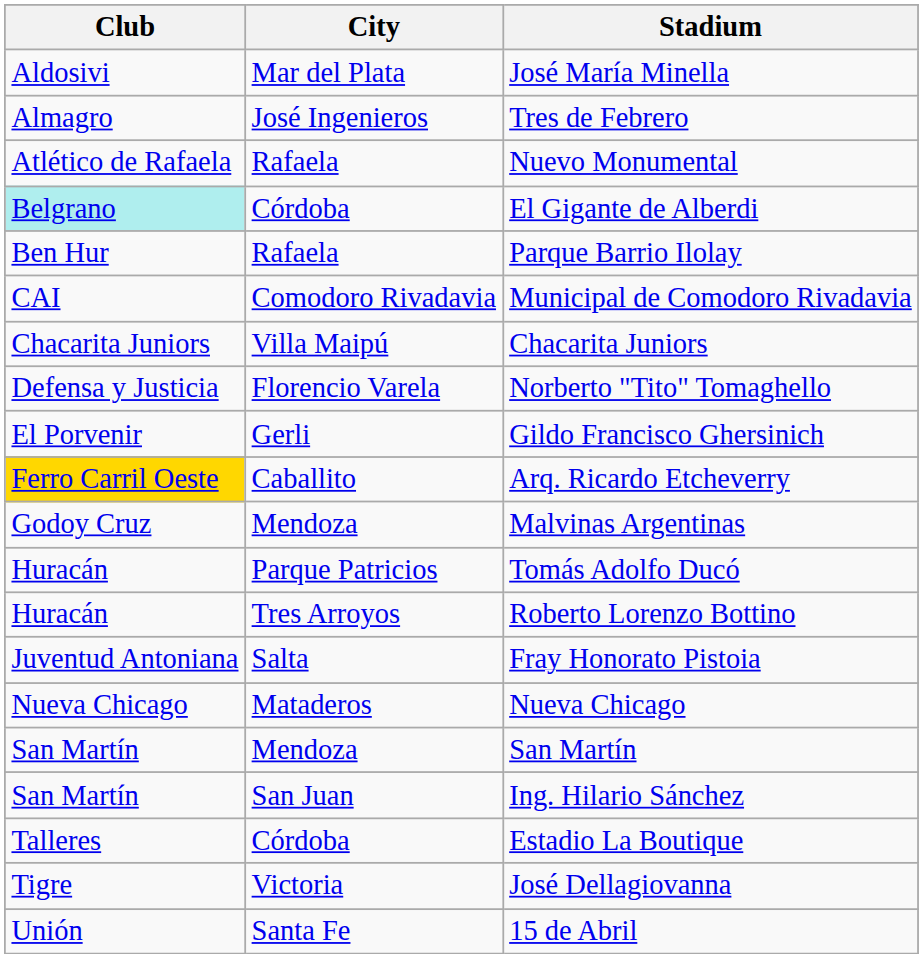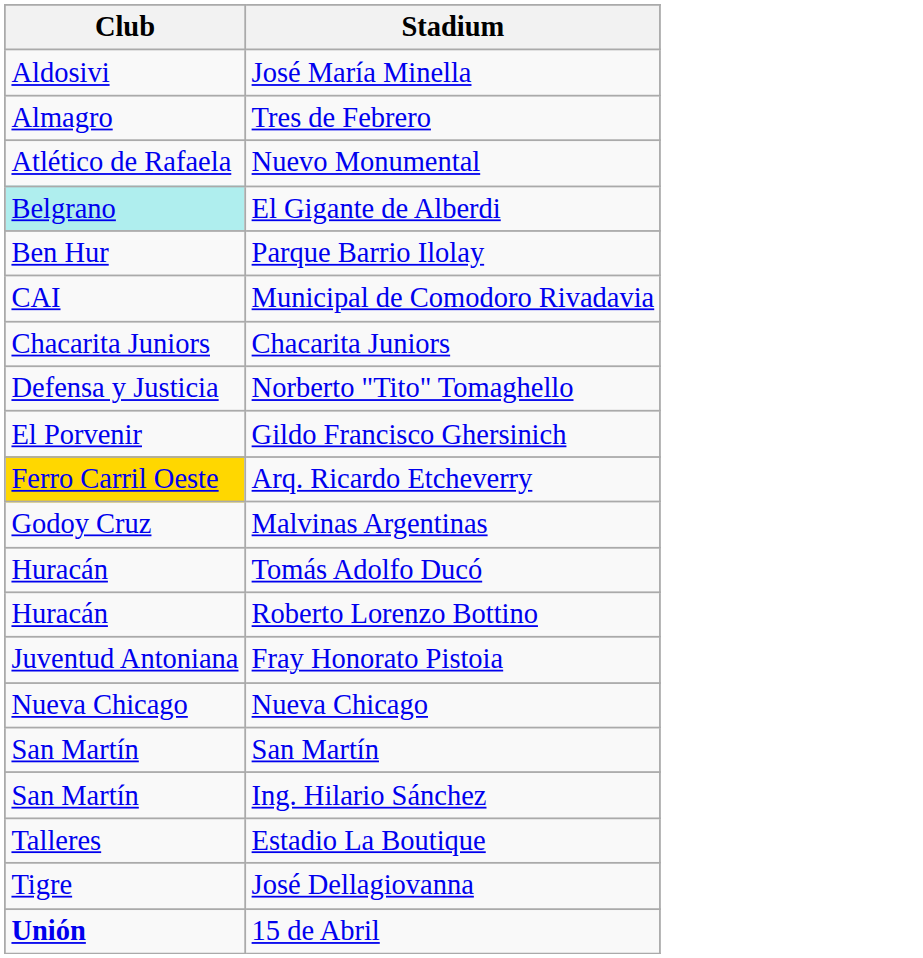- column: (374, 27)
(47, 930) normal -> (49, 930) bold
